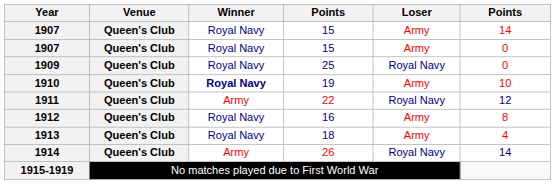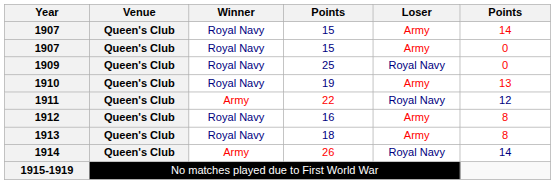(236, 83) bold -> (236, 83) normal
(505, 83) 10 -> (505, 83) 13
(505, 135) 4 -> (505, 135) 8
